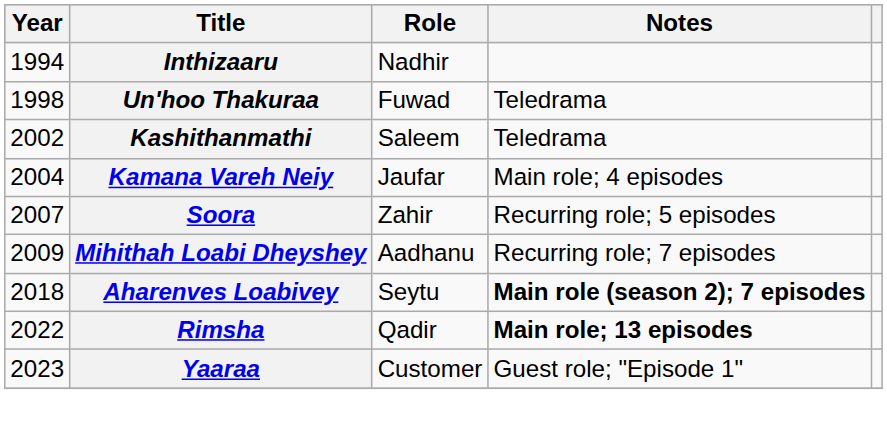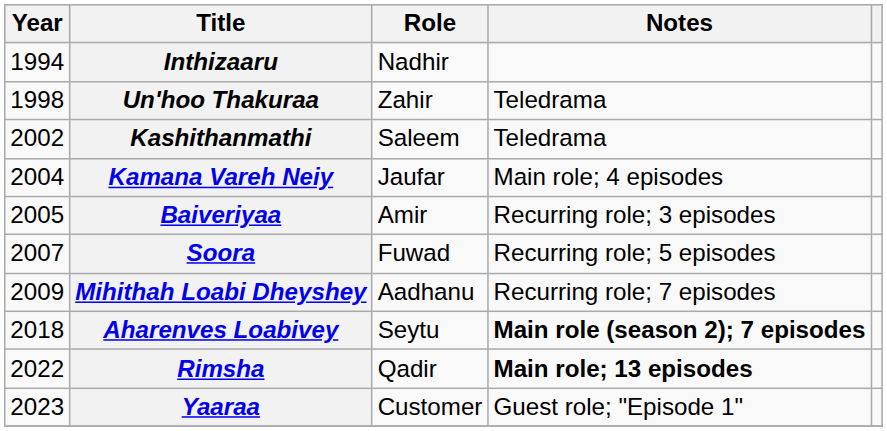(414, 100) Fuwad -> (405, 100) Zahir
+ row: (221, 215)
(405, 215) Zahir -> (414, 253) Fuwad
